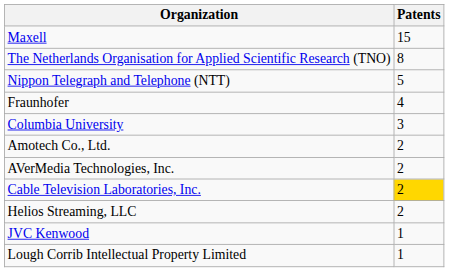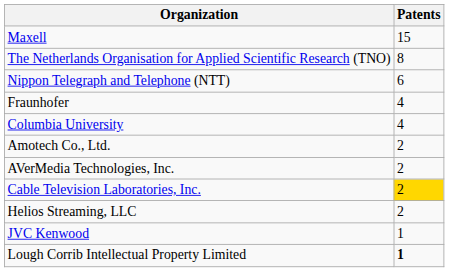(400, 80) 5 -> (400, 80) 6
(400, 124) 3 -> (400, 124) 4
(400, 255) normal -> (400, 255) bold
